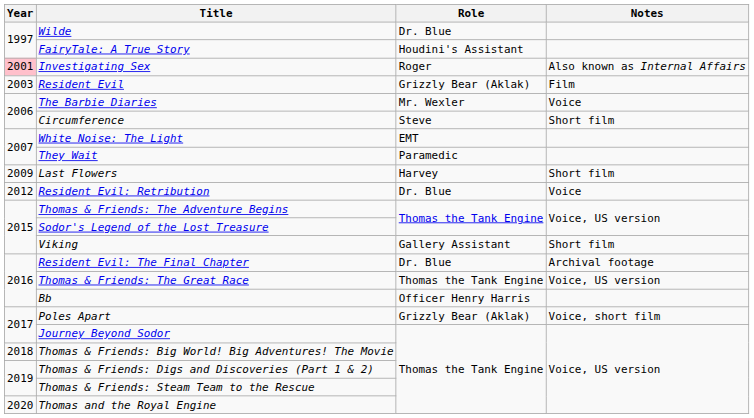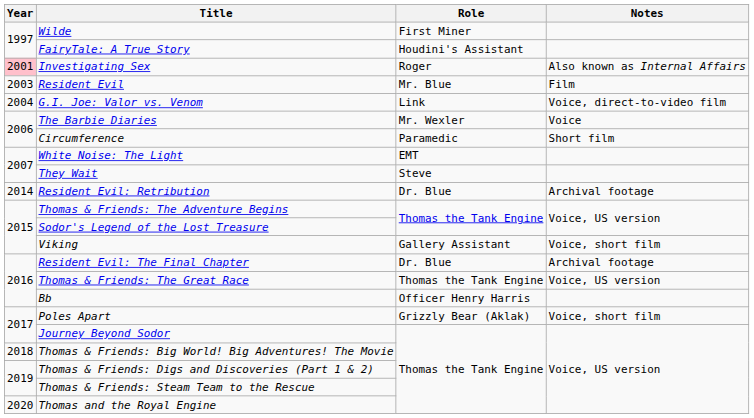(425, 31) Dr. Blue -> (435, 31) First Miner
(464, 85) Grizzly Bear (Aklak) -> (425, 85) Mr. Blue
+ row: (121, 102)
(415, 120) Steve -> (428, 138) Paramedic
(428, 156) Paramedic -> (415, 173) Steve
- row: (78, 173)
(20, 191) 2012 -> (20, 191) 2014
(565, 191) Voice -> (601, 191) Archival footage
(581, 245) Short film -> (604, 245) Voice, short film
